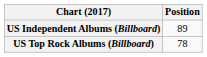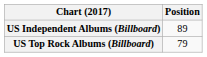(182, 44) 78 -> (182, 44) 79
